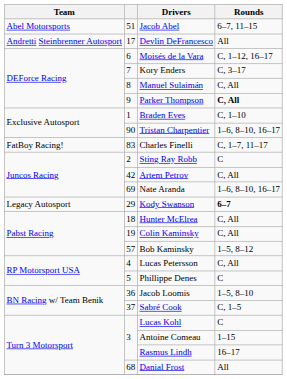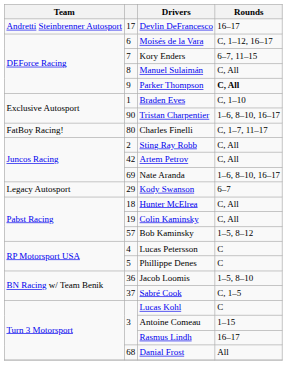- row: (159, 26)
(223, 41) All -> (229, 26) 16–17
(232, 70) C, 3–17 -> (237, 55) 6–7, 11–15
(131, 144) 83 -> (131, 129) 80
(220, 159) C -> (228, 144) C, All
(224, 204) bold -> (224, 189) normal
(228, 263) C, All -> (220, 248) C
